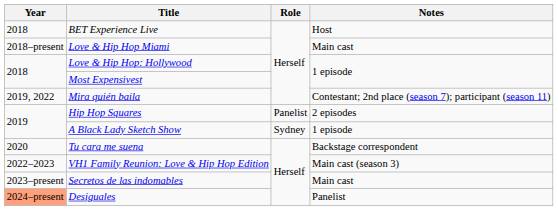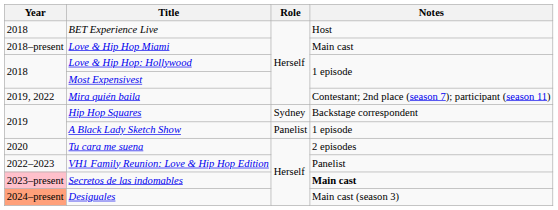(290, 113) Panelist -> (290, 113) Sydney
(334, 113) 2 episodes -> (365, 113) Backstage correspondent
(290, 130) Sydney -> (290, 130) Panelist
(365, 146) Backstage correspondent -> (334, 146) 2 episodes
(356, 163) Main cast (season 3) -> (329, 163) Panelist
(35, 180) no background -> (35, 180) pink background
(333, 180) normal -> (334, 180) bold
(329, 197) Panelist -> (356, 197) Main cast (season 3)
